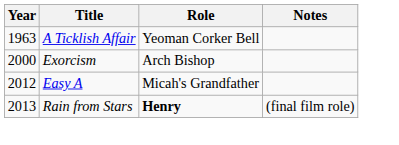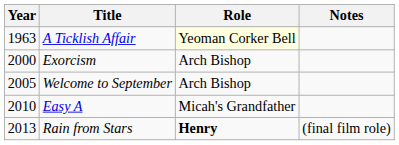(201, 38) no background -> (237, 38) lightyellow background
+ row: (107, 83)
(22, 83) 2012 -> (22, 106) 2010
